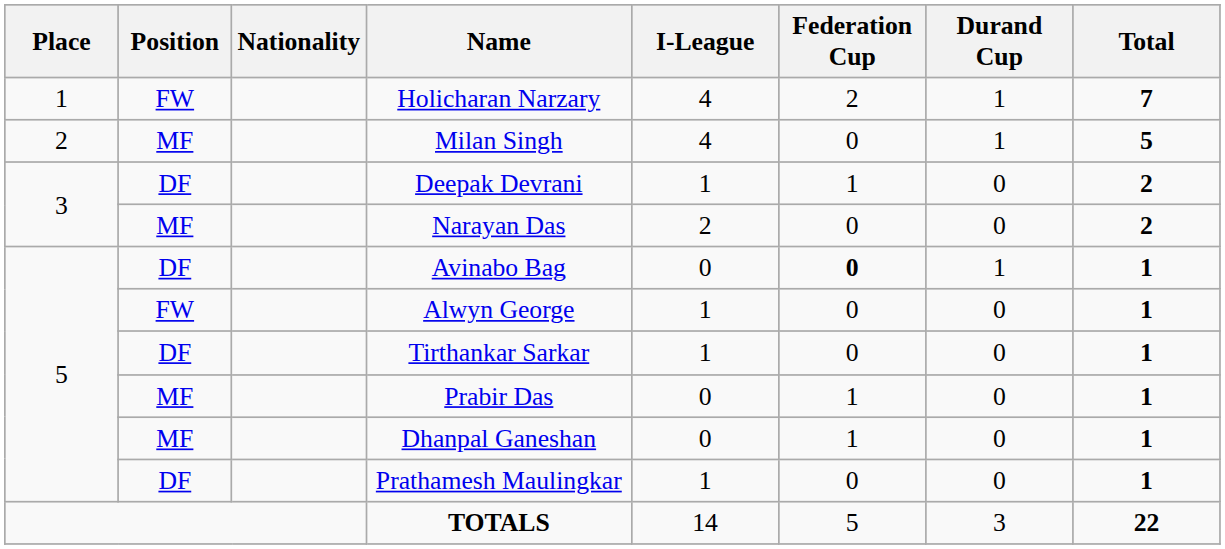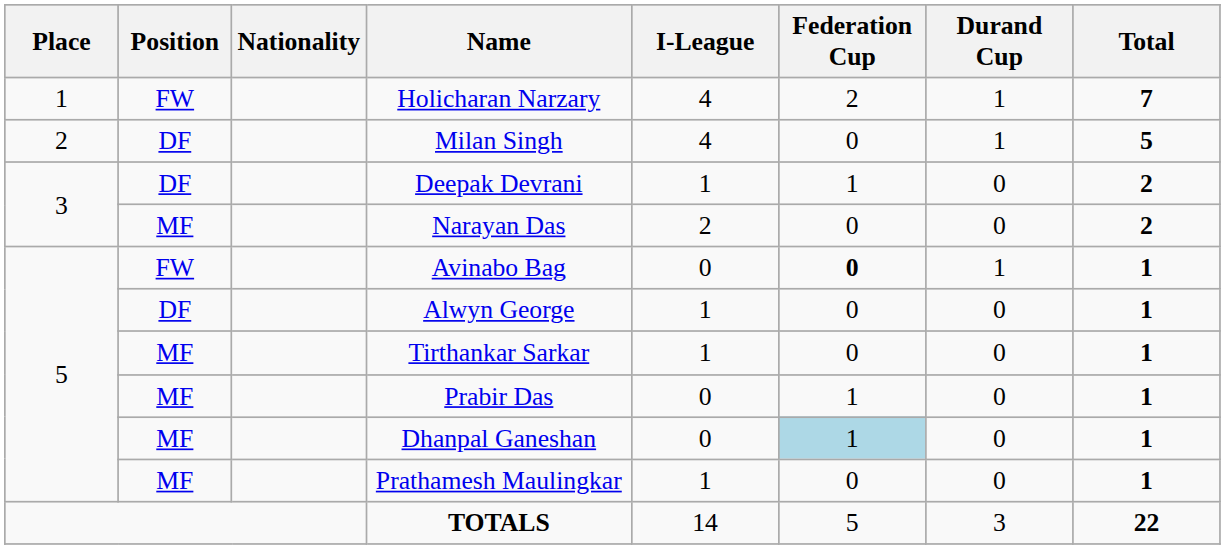(175, 140) MF -> (175, 140) DF
(175, 268) DF -> (175, 268) FW
(175, 310) FW -> (175, 310) DF
(175, 352) DF -> (175, 352) MF
(852, 437) no background -> (852, 437) lightblue background
(175, 479) DF -> (175, 479) MF
